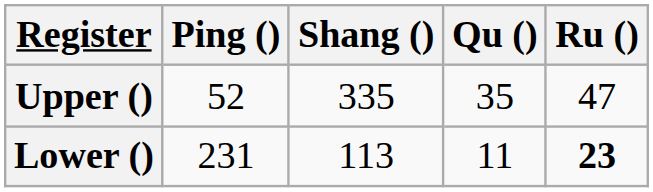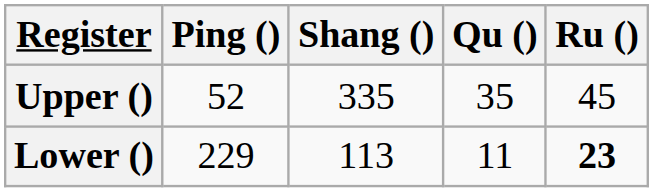(597, 95) 47 -> (597, 95) 45
(226, 155) 231 -> (226, 155) 229
